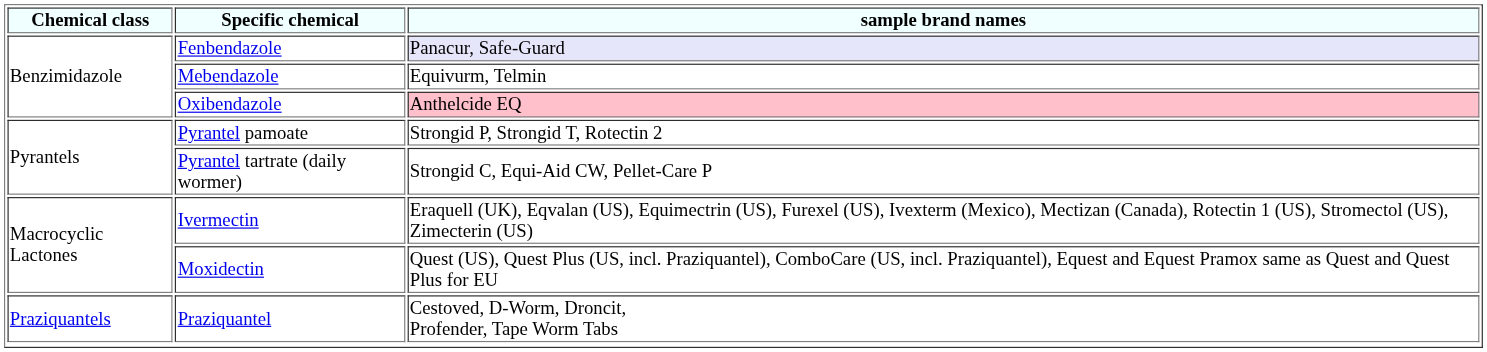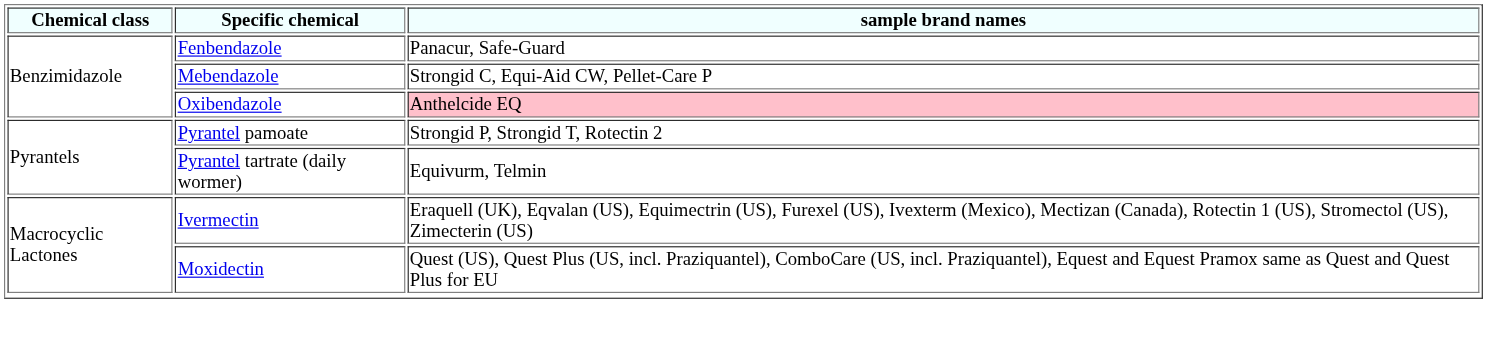(487, 48) lavender background -> (487, 48) no background
(478, 76) Equivurm, Telmin -> (561, 76) Strongid C, Equi-Aid CW, Pellet-Care P
(561, 171) Strongid C, Equi-Aid CW, Pellet-Care P -> (478, 171) Equivurm, Telmin
- row: (224, 318)
